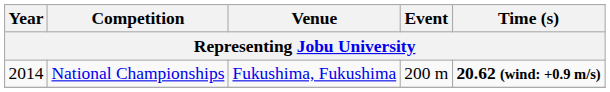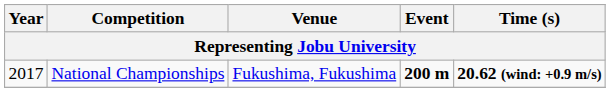(26, 73) 2014 -> (26, 73) 2017
(426, 73) normal -> (427, 73) bold
